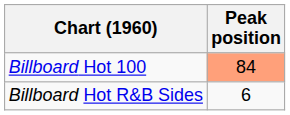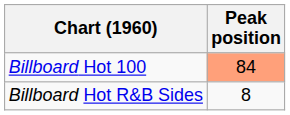(246, 95) 6 -> (246, 95) 8
